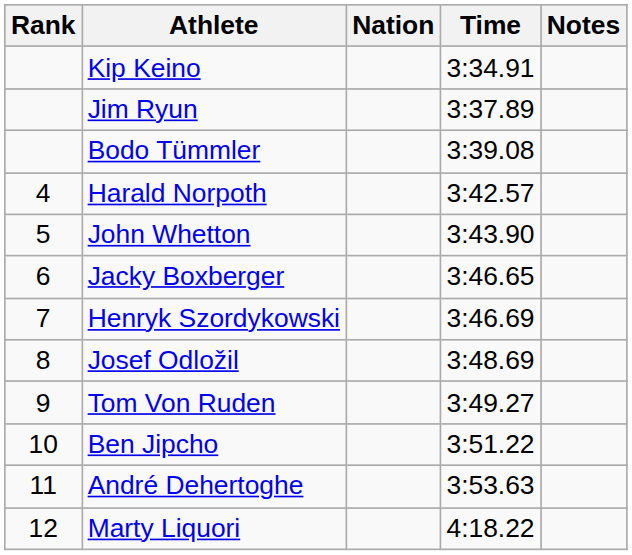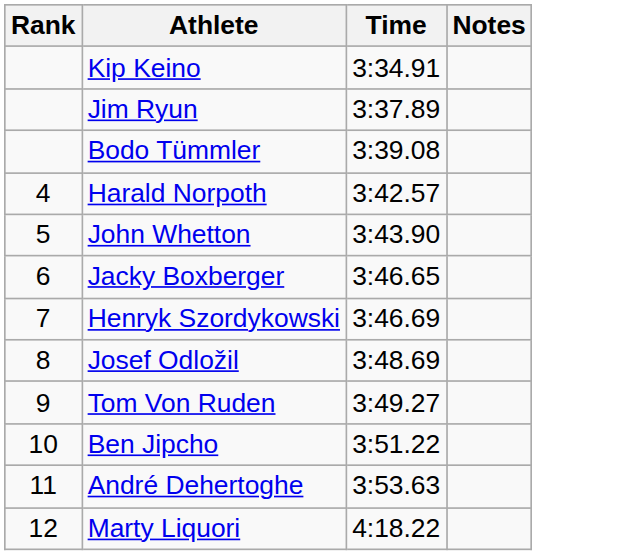- column: (393, 25)
